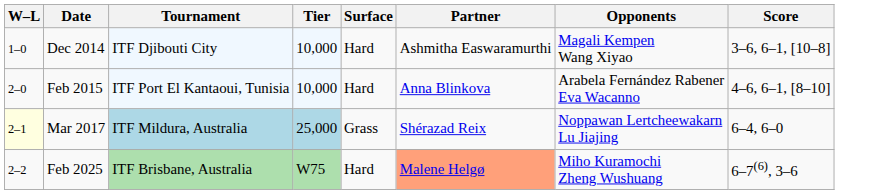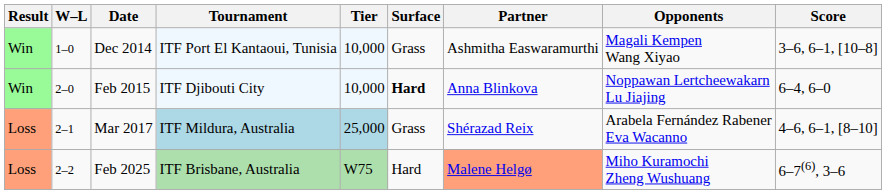+ column: (28, 16)
(165, 48) ITF Djibouti City -> (248, 48) ITF Port El Kantaoui, Tunisia
(359, 48) Hard -> (408, 48) Grass
(201, 88) ITF Port El Kantaoui, Tunisia -> (212, 88) ITF Djibouti City
(359, 88) normal -> (408, 88) bold
(641, 88) Arabela Fernández Rabener Eva Wacanno -> (688, 88) Noppawan Lertcheewakarn Lu Jiajing
(781, 88) 4–6, 6–1, [8–10] -> (805, 88) 6–4, 6–0
(17, 129) lightyellow background -> (65, 129) no background
(640, 128) Noppawan Lertcheewakarn Lu Jiajing -> (689, 128) Arabela Fernández Rabener Eva Wacanno
(757, 128) 6–4, 6–0 -> (828, 128) 4–6, 6–1, [8–10]
